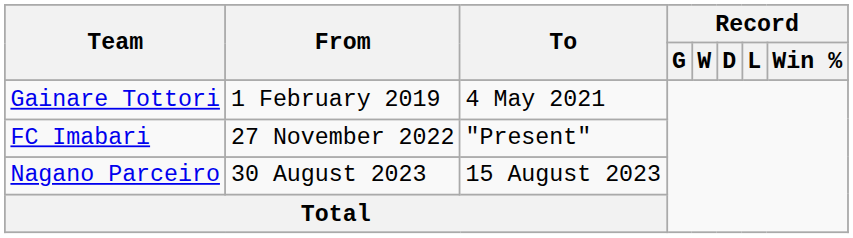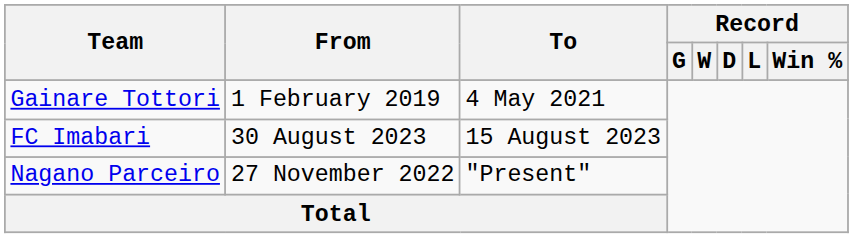(343, 138) 27 November 2022 -> (329, 138) 30 August 2023
(528, 138) "Present" -> (563, 138) 15 August 2023
(329, 176) 30 August 2023 -> (343, 176) 27 November 2022
(563, 176) 15 August 2023 -> (528, 176) "Present"
